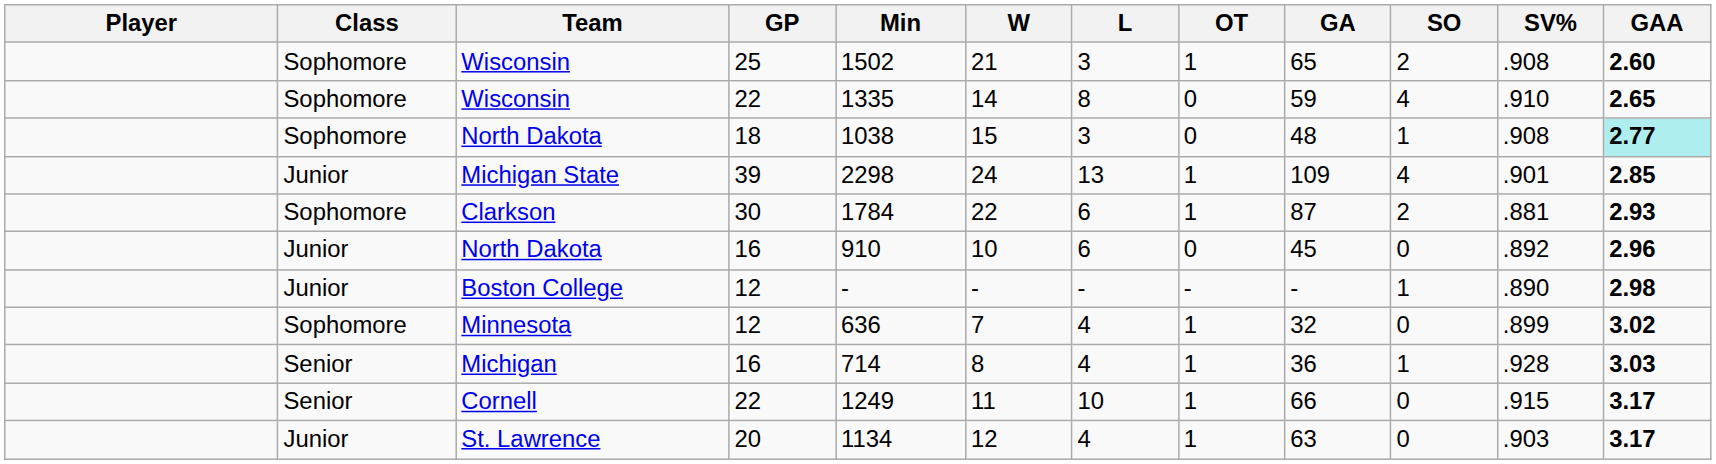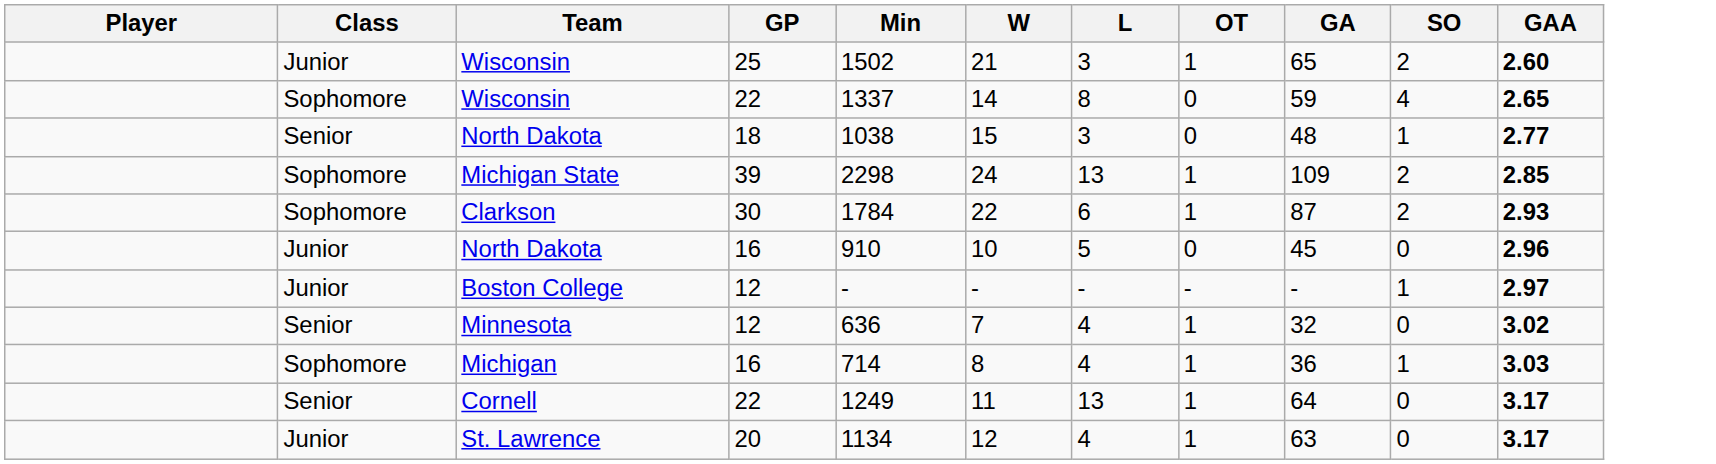- column: (1551, 23)
(345, 61) Sophomore -> (316, 61) Junior
(867, 99) 1335 -> (867, 99) 1337
(345, 136) Sophomore -> (318, 136) Senior
(1632, 136) paleturquoise background -> (1526, 136) no background
(316, 174) Junior -> (345, 174) Sophomore
(1403, 174) 4 -> (1403, 174) 2
(1084, 250) 6 -> (1084, 250) 5
(1632, 288) 2.98 -> (1526, 288) 2.97
(345, 325) Sophomore -> (318, 325) Senior
(318, 363) Senior -> (345, 363) Sophomore
(1091, 401) 10 -> (1091, 401) 13
(1303, 401) 66 -> (1303, 401) 64
